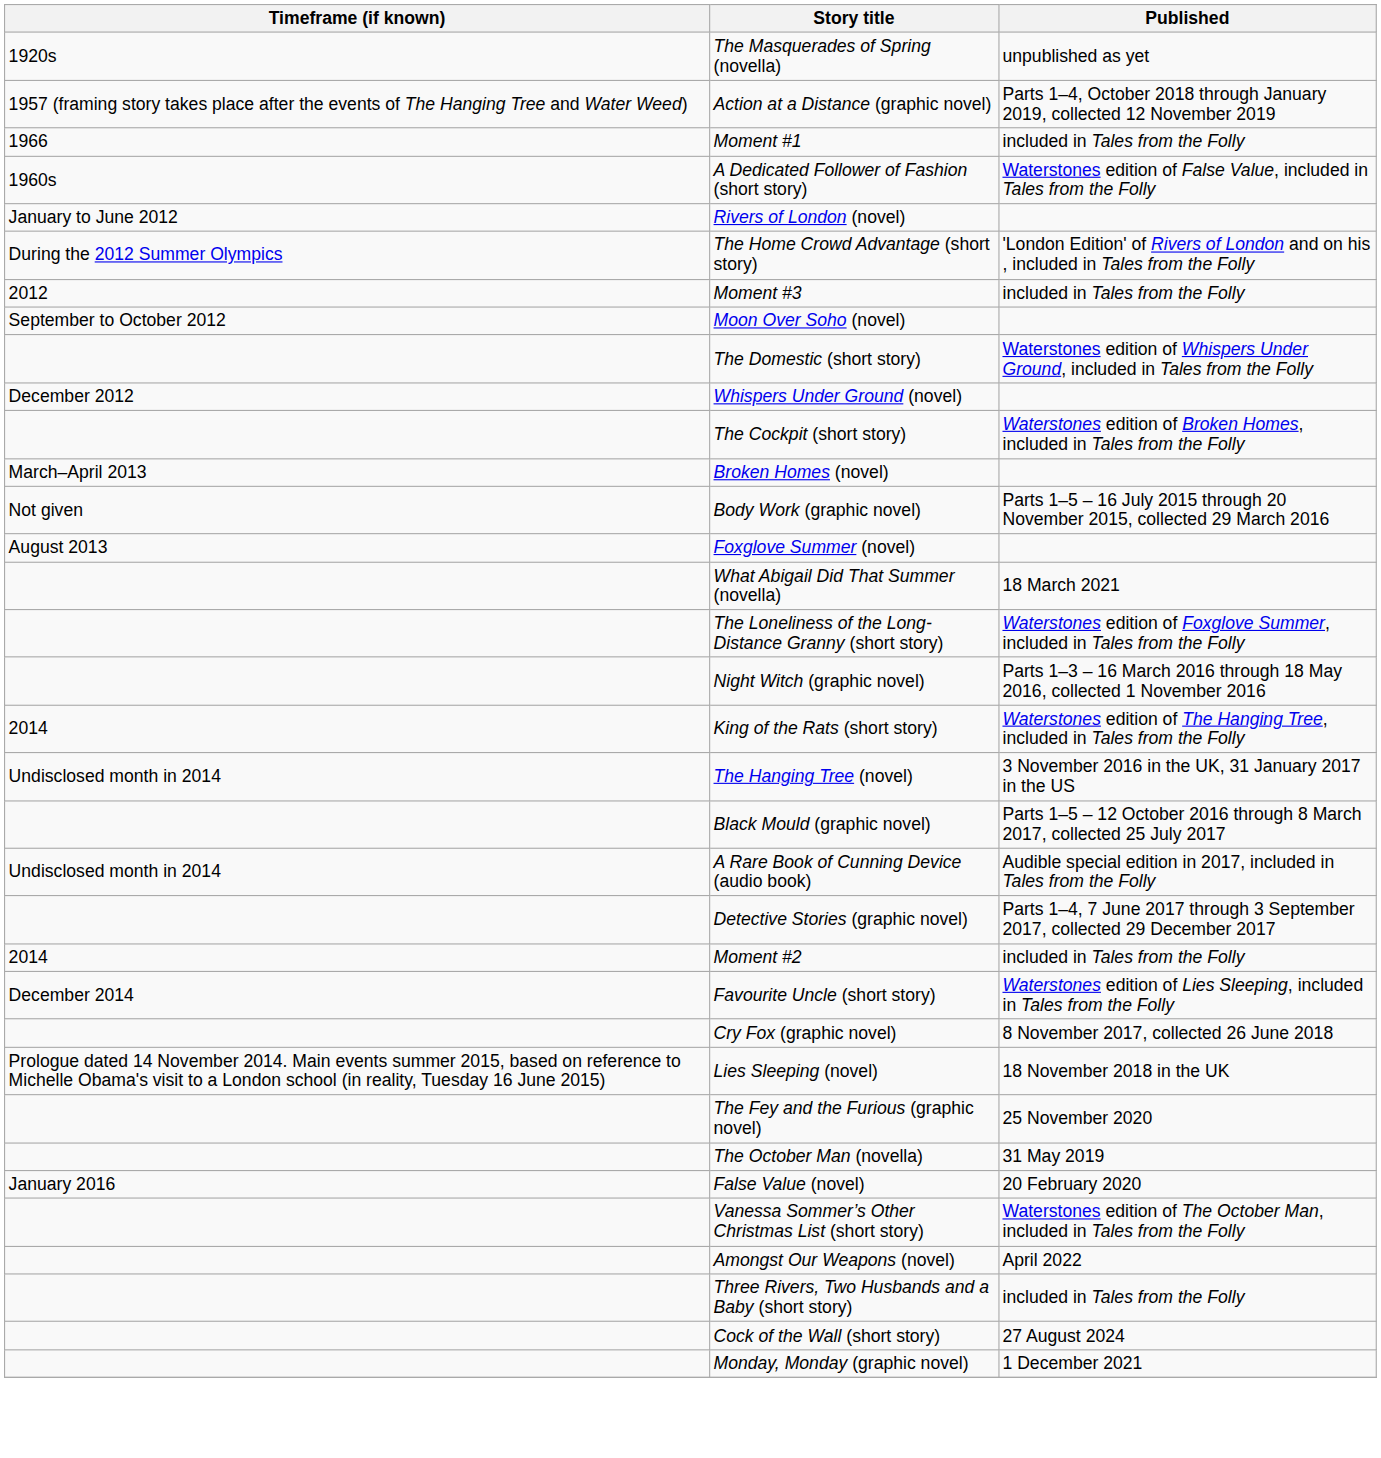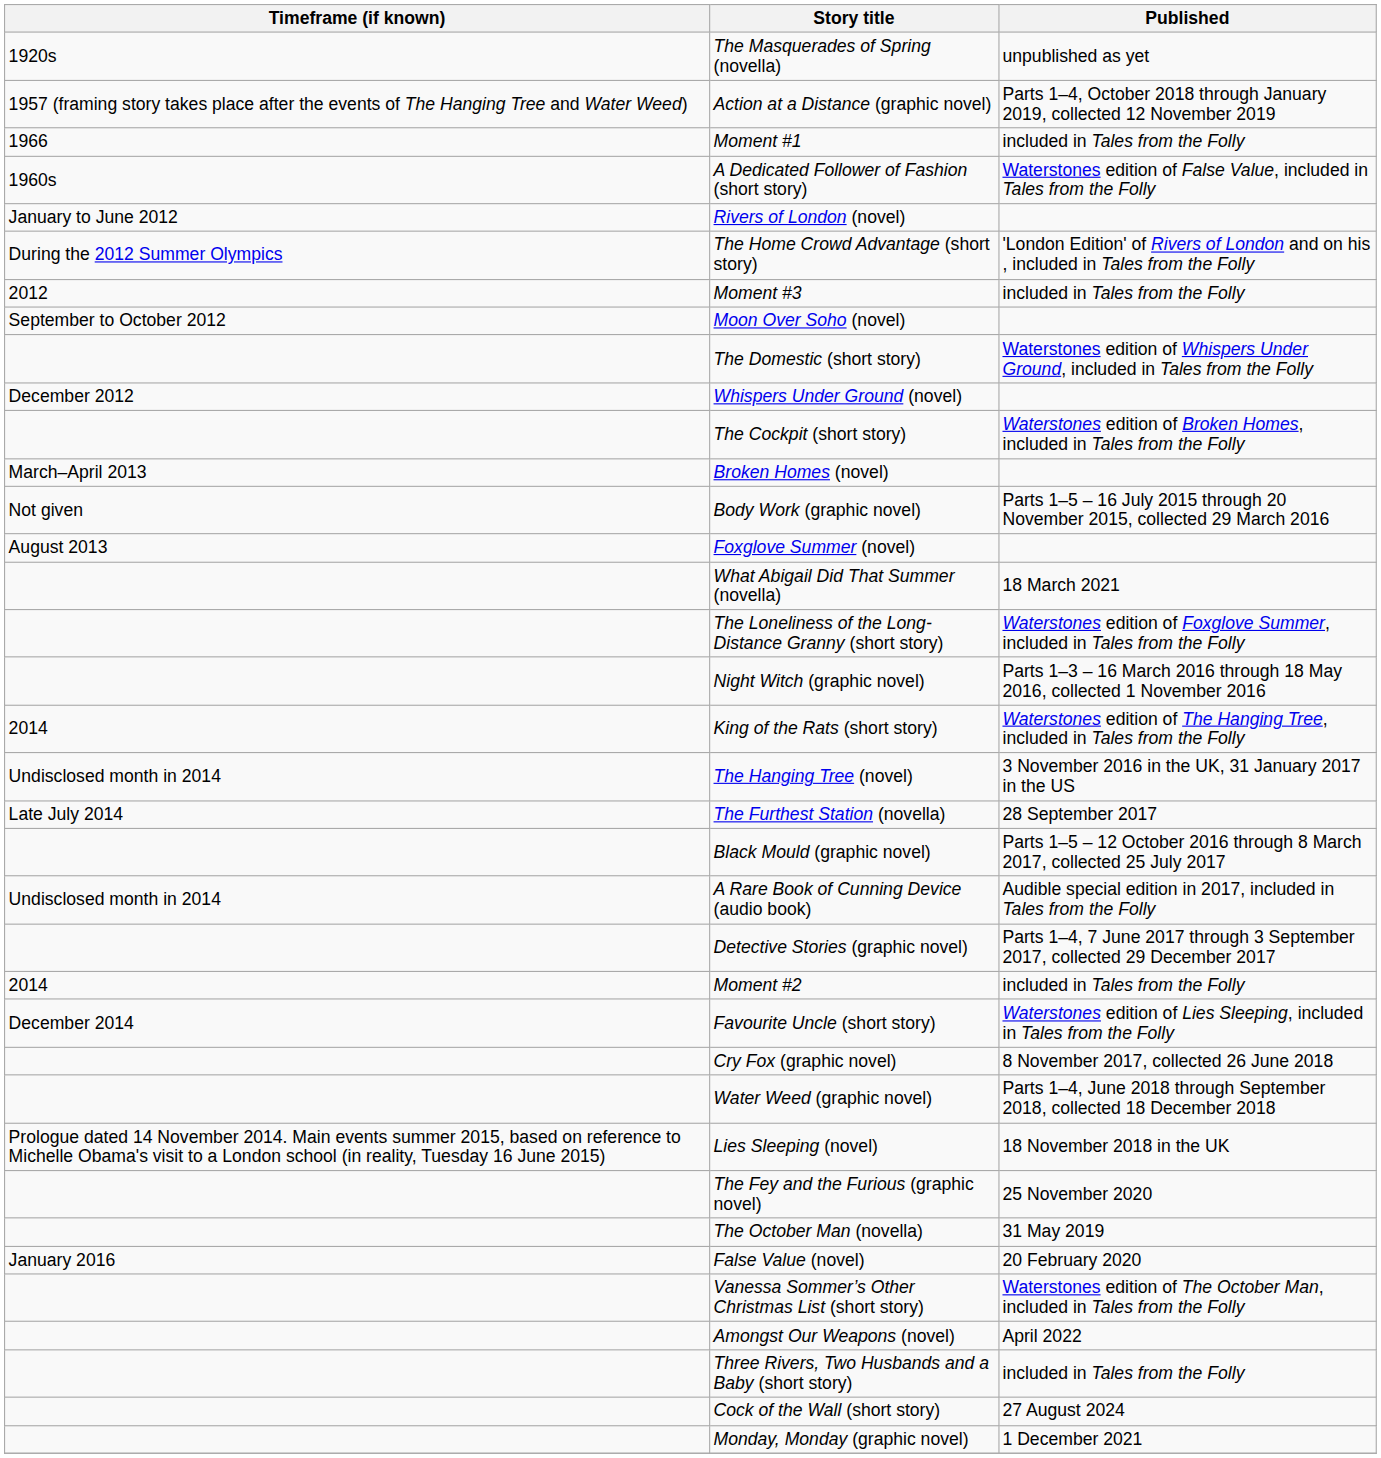+ row: (829, 814)
+ row: (823, 1098)
